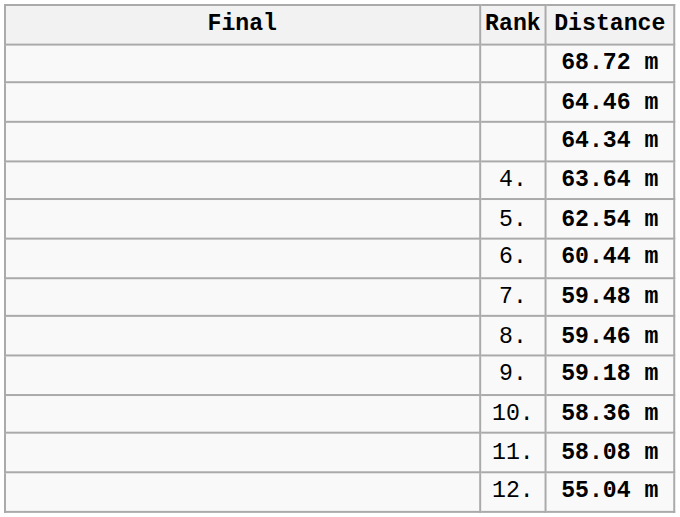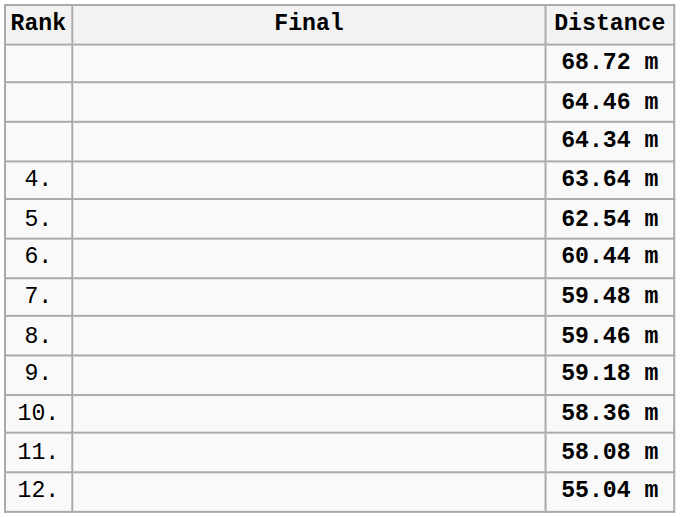columns swapped: (513, 24) <-> (242, 24)
